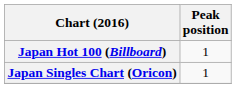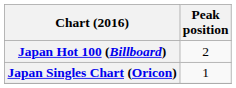(206, 51) 1 -> (206, 51) 2
